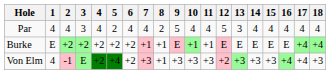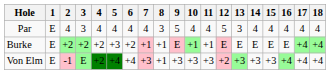(52, 28) 4 -> (52, 28) E
(115, 28) 2 -> (115, 28) 4
(161, 28) 2 -> (161, 28) 3
(115, 45) +2 -> (115, 45) +3
(52, 61) 4 -> (52, 61) E
(130, 61) +2 -> (130, 61) +4
(318, 61) +3 -> (318, 61) +4
